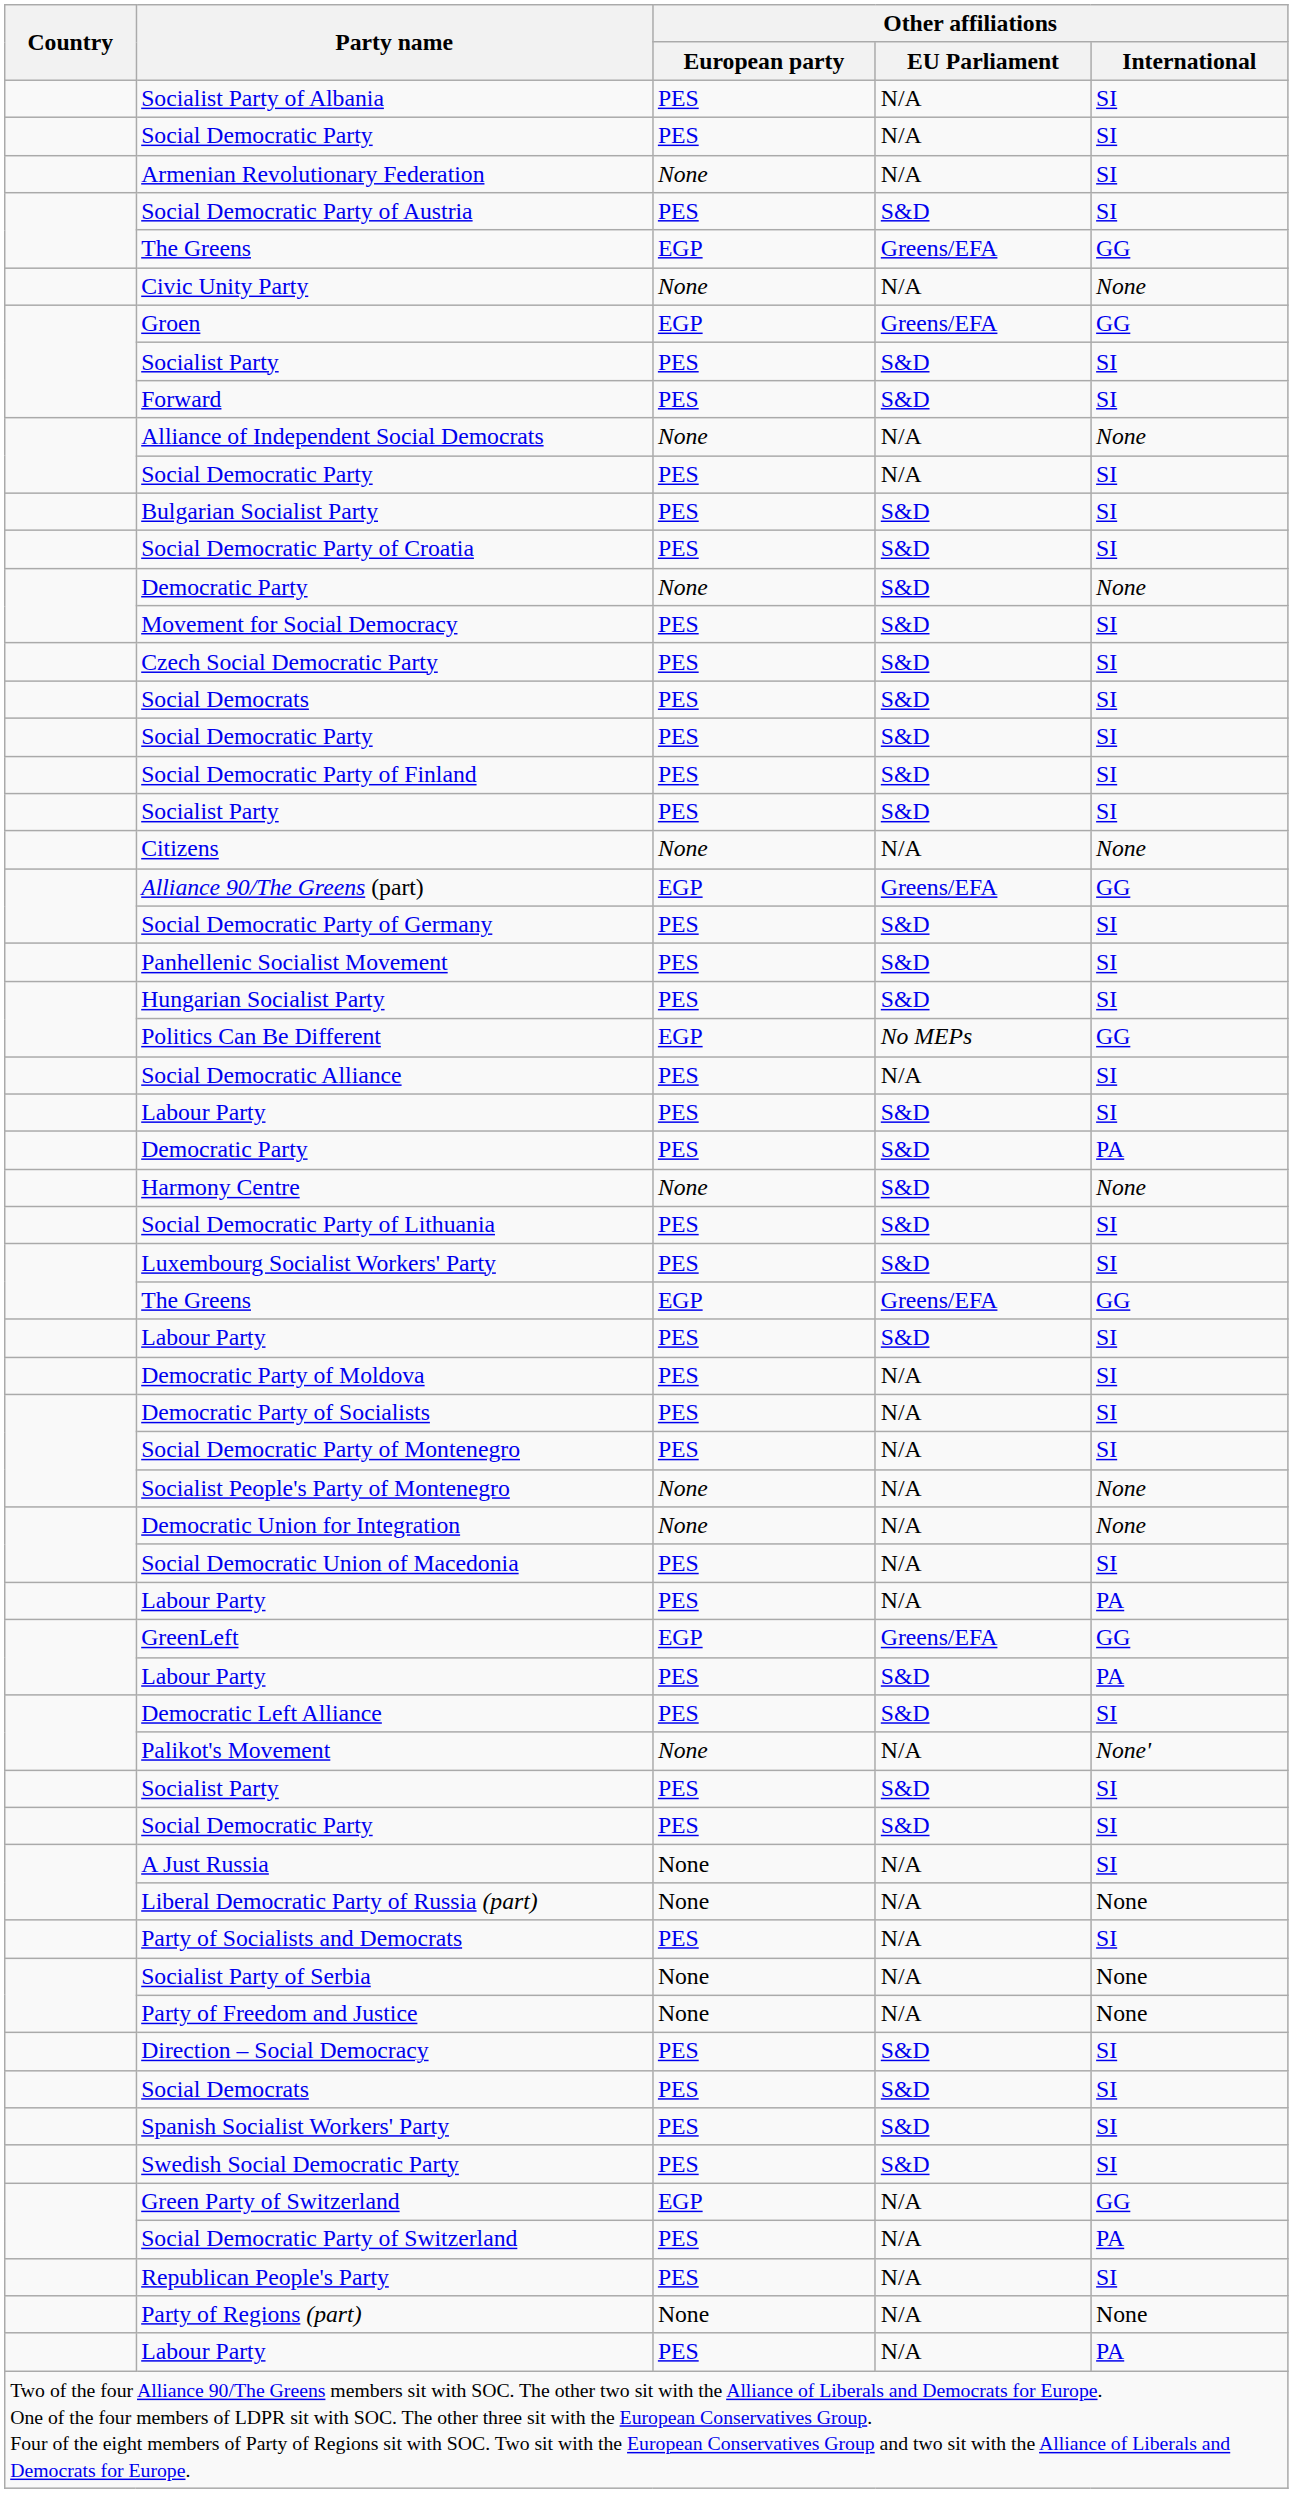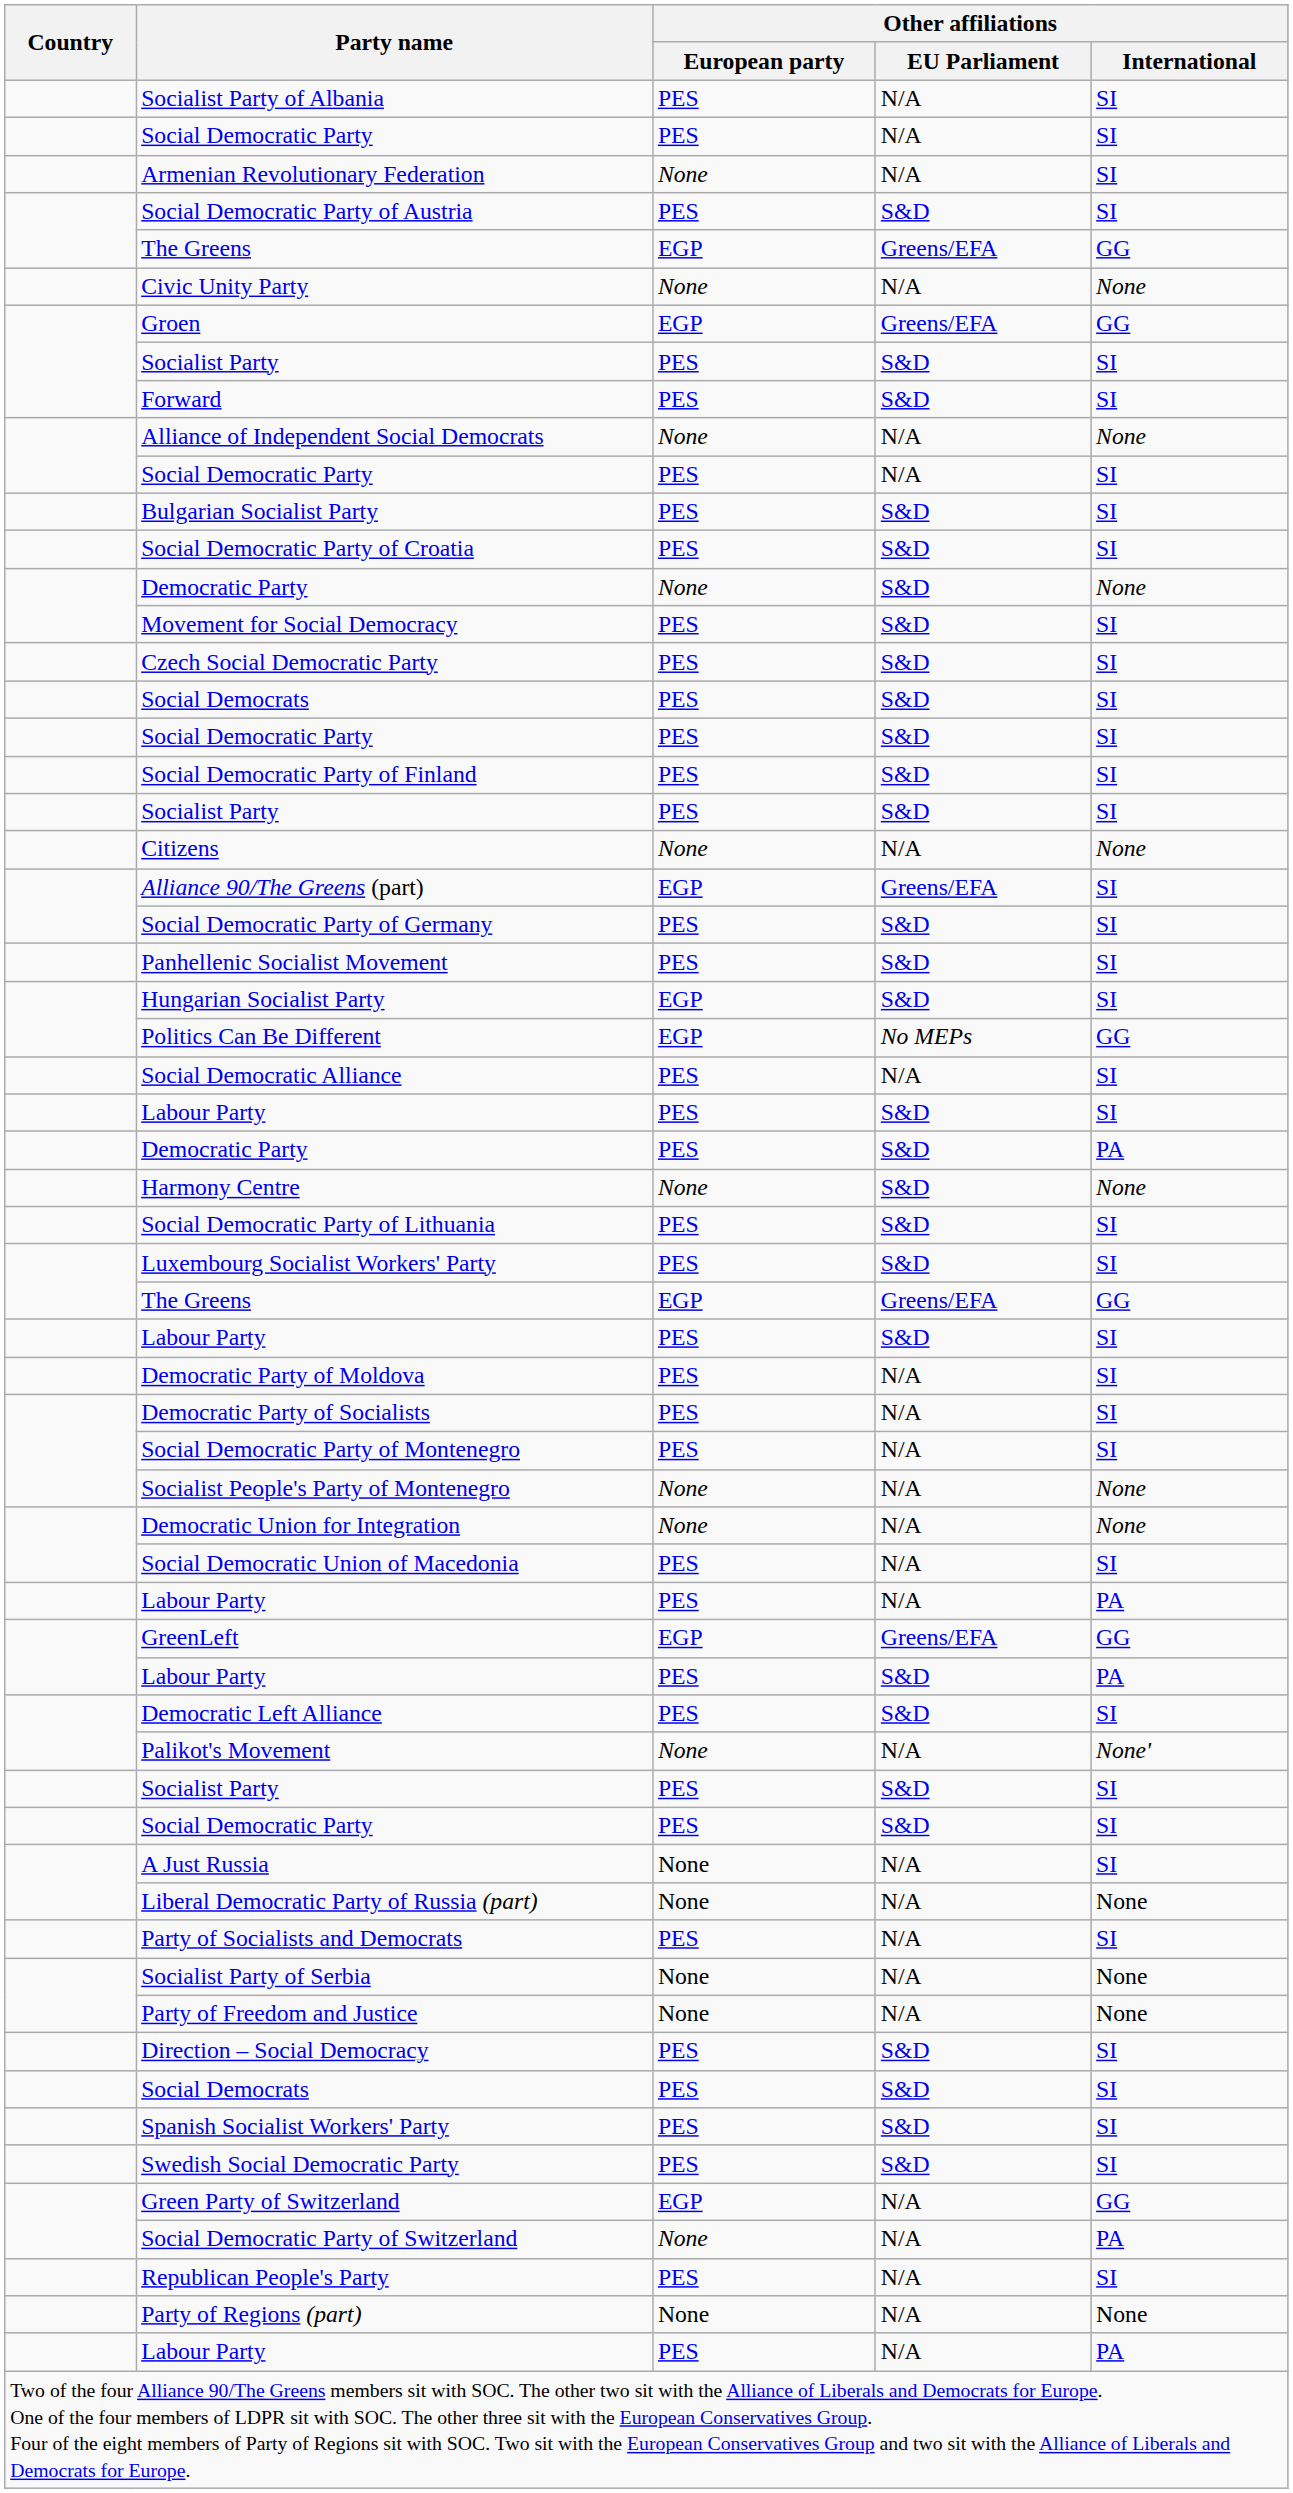(1113, 887) GG -> (1107, 887) SI
(678, 999) PES -> (680, 999) EGP
(678, 2239) PES -> (683, 2239) None
